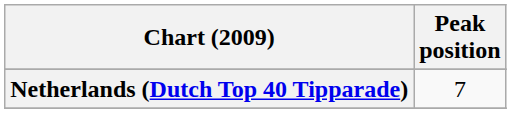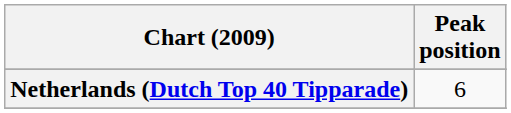(460, 88) 7 -> (460, 88) 6
